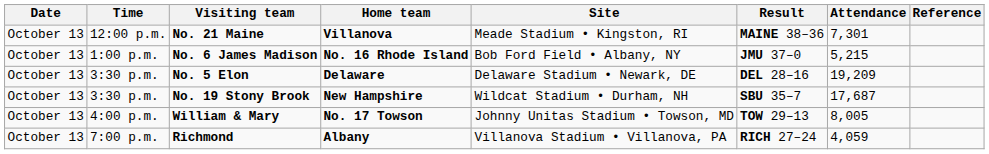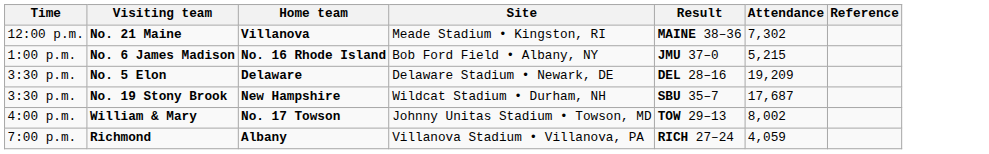- column: (46, 15)
(849, 36) 7,301 -> (767, 36) 7,302
(849, 118) 8,005 -> (767, 118) 8,002
